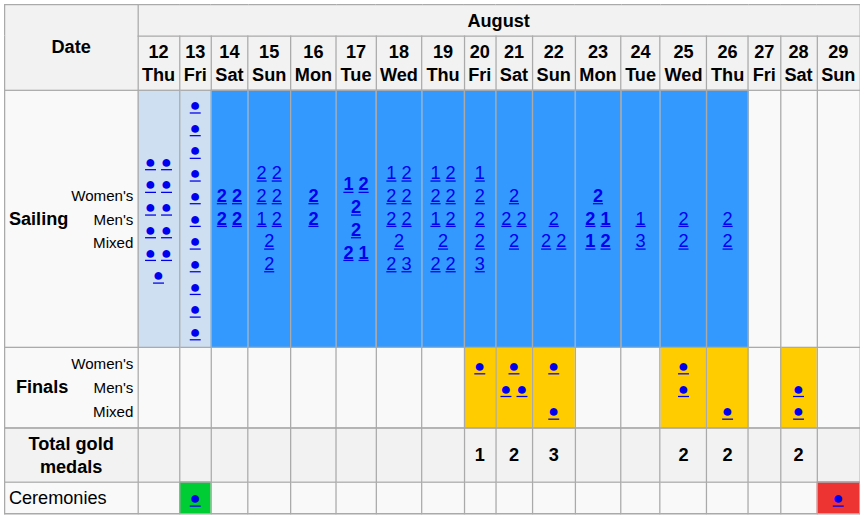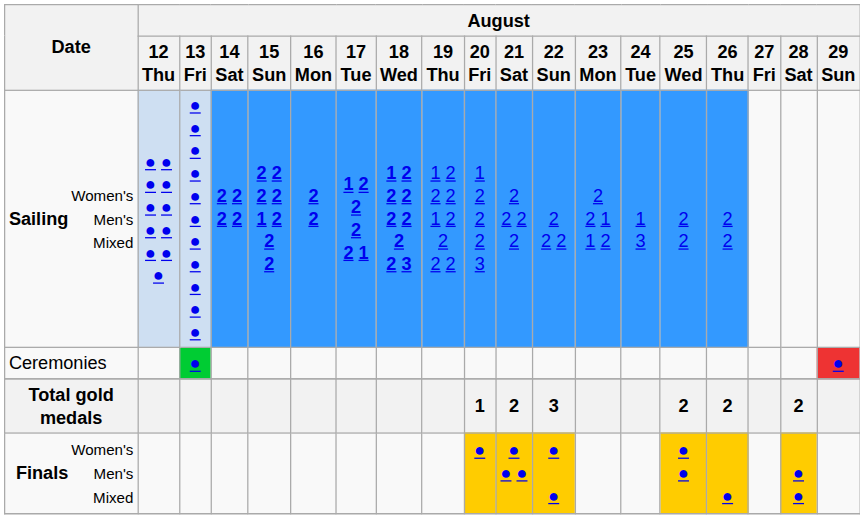(269, 219) normal -> (269, 219) bold
(399, 219) normal -> (399, 219) bold
(598, 219) bold -> (598, 219) normal
rows swapped: (75, 388) <-> (58, 497)
